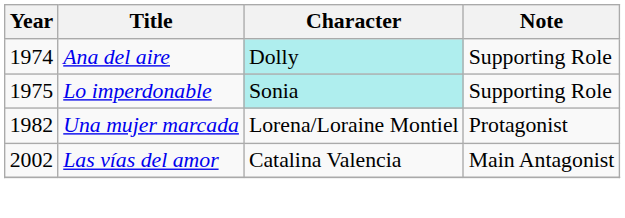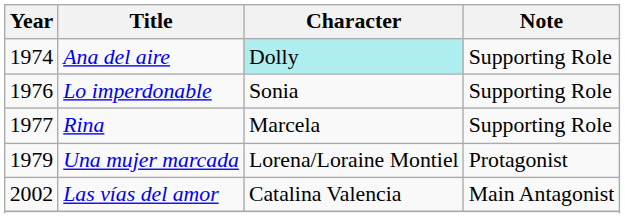(31, 90) 1975 -> (31, 90) 1976
(274, 90) paleturquoise background -> (274, 90) no background
+ row: (84, 125)
(31, 125) 1982 -> (31, 159) 1979
